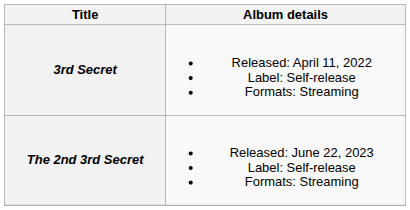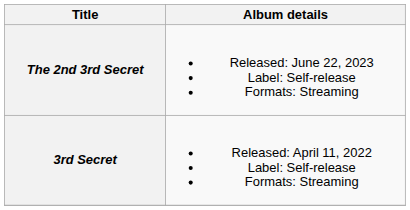rows swapped: (85, 70) <-> (85, 160)
